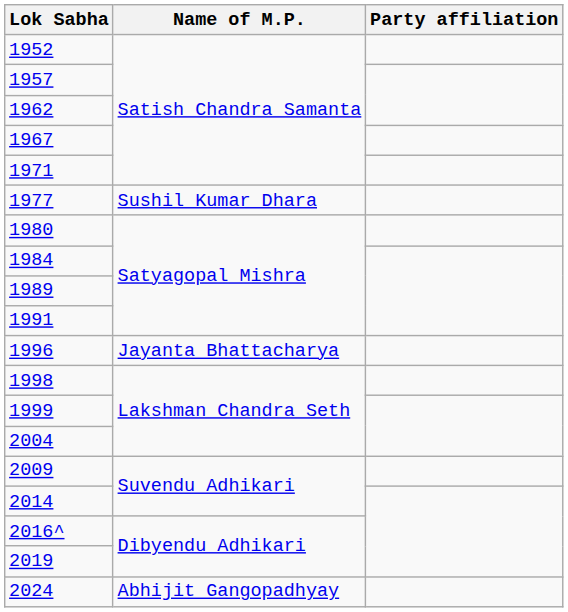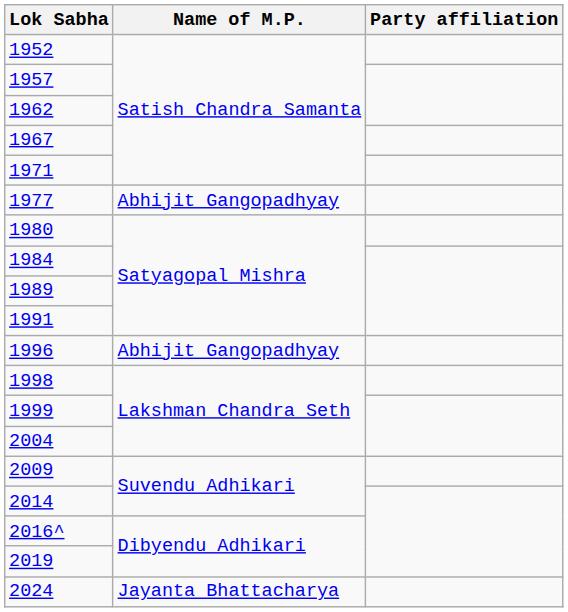(217, 200) Sushil Kumar Dhara -> (228, 200) Abhijit Gangopadhyay
(228, 351) Jayanta Bhattacharya -> (228, 351) Abhijit Gangopadhyay
(228, 591) Abhijit Gangopadhyay -> (228, 591) Jayanta Bhattacharya
